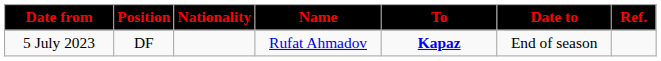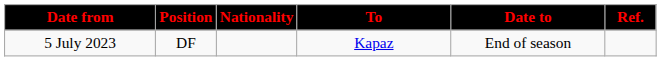- column: (318, 17)
(439, 43) bold -> (374, 43) normal
